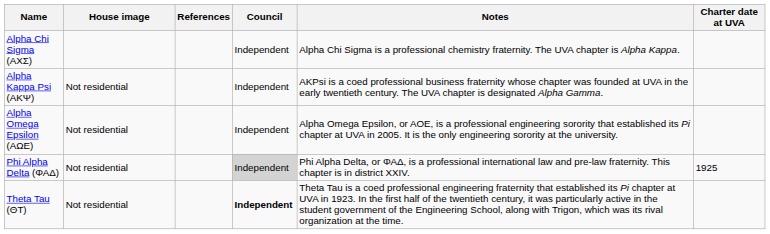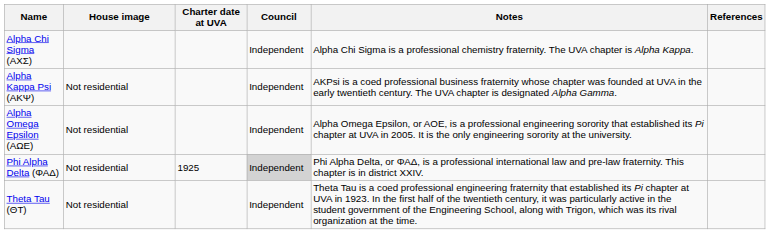columns swapped: (729, 17) <-> (204, 17)
(264, 204) bold -> (276, 204) normal
